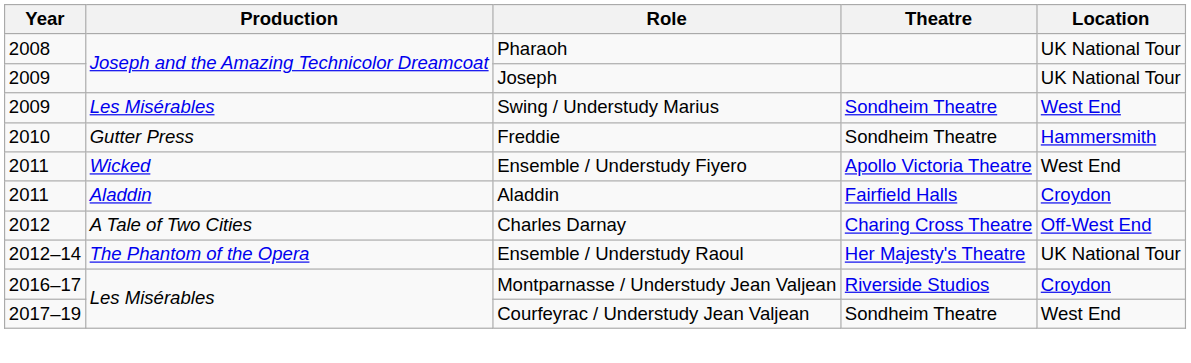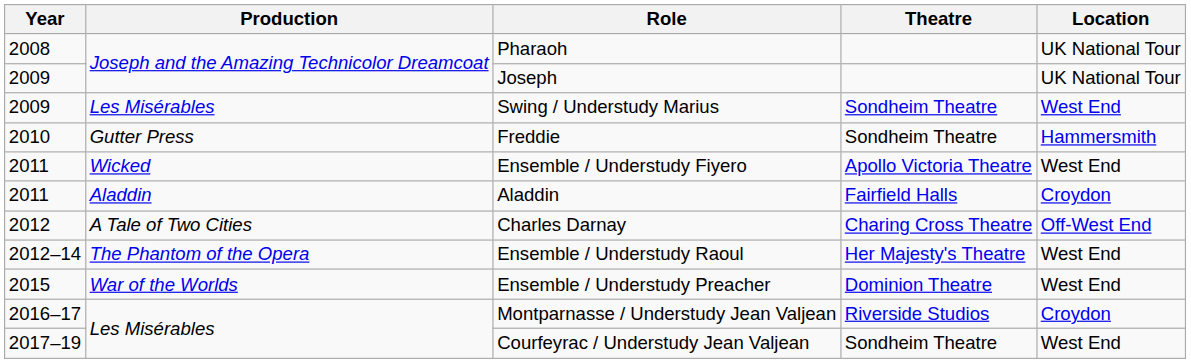(1111, 254) UK National Tour -> (1081, 254) West End
+ row: (634, 284)
